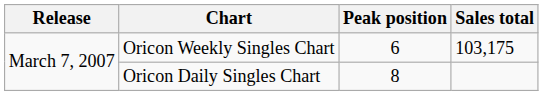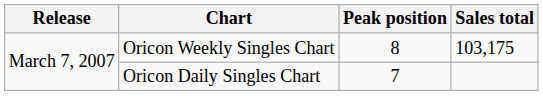(395, 47) 6 -> (395, 47) 8
(395, 76) 8 -> (395, 76) 7
